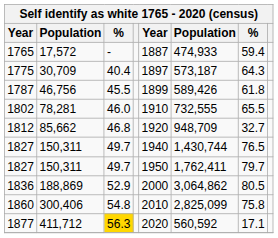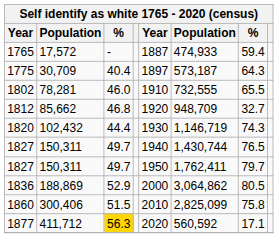- row: (21, 90)
+ row: (21, 128)
(119, 204) 54.8 -> (119, 204) 51.5
